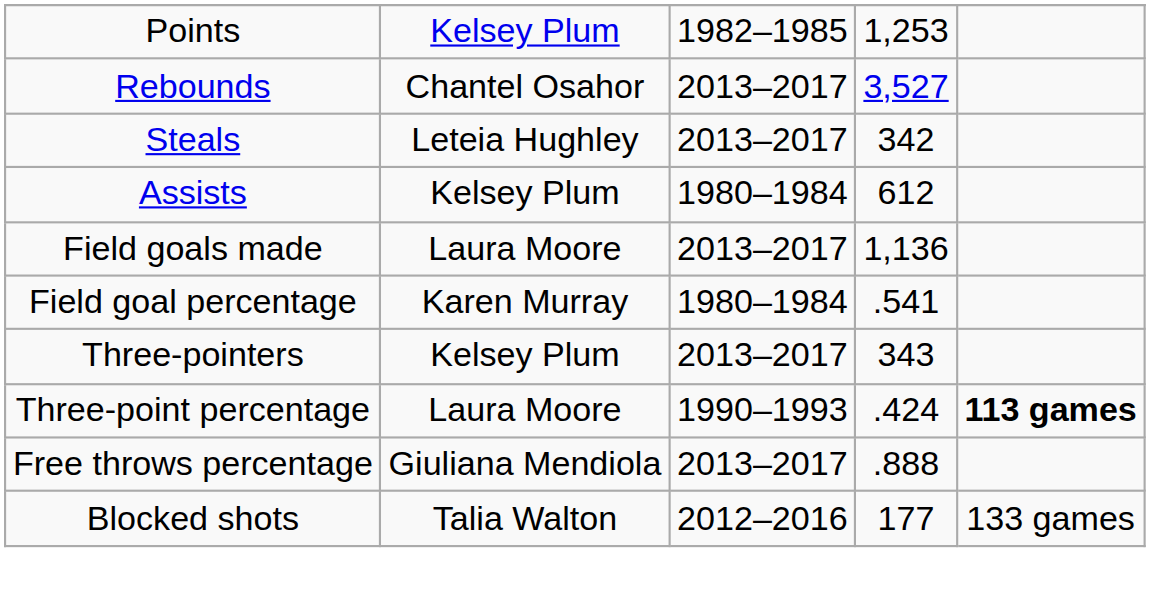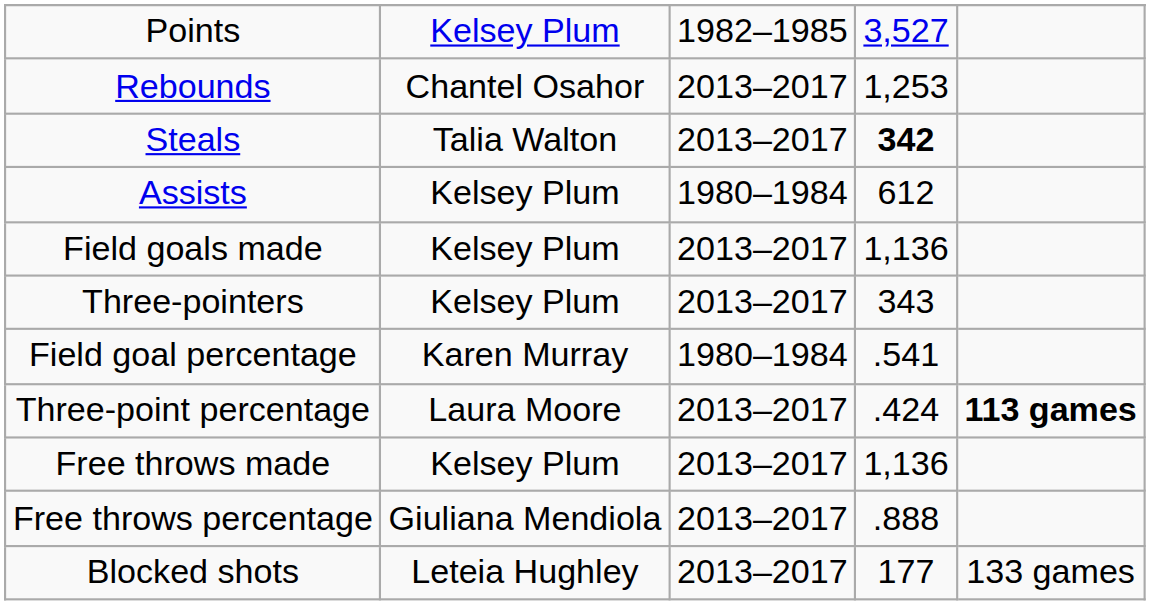(906, 31) 1,253 -> (906, 31) 3,527
(906, 85) 3,527 -> (906, 85) 1,253
(525, 139) Leteia Hughley -> (525, 139) Talia Walton
(906, 139) normal -> (906, 139) bold
(525, 247) Laura Moore -> (525, 247) Kelsey Plum
rows swapped: (193, 301) <-> (193, 355)
(762, 409) 1990–1993 -> (762, 409) 2013–2017
+ row: (193, 463)
(525, 517) Talia Walton -> (525, 572) Leteia Hughley
(762, 517) 2012–2016 -> (762, 572) 2013–2017
